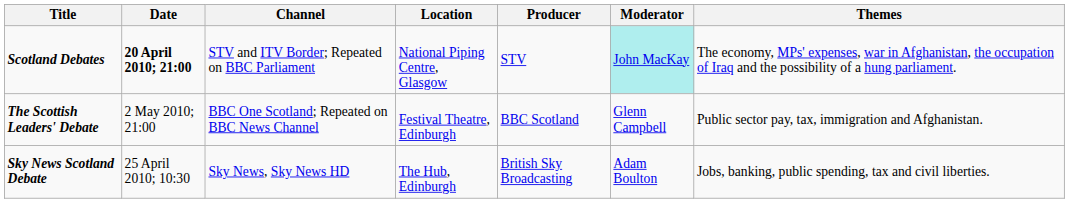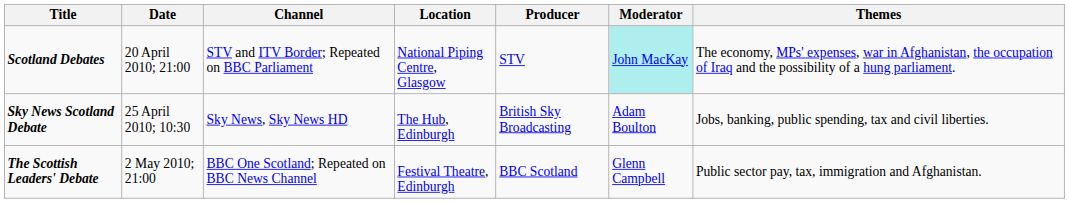(158, 59) bold -> (158, 59) normal
rows swapped: (61, 171) <-> (53, 119)
